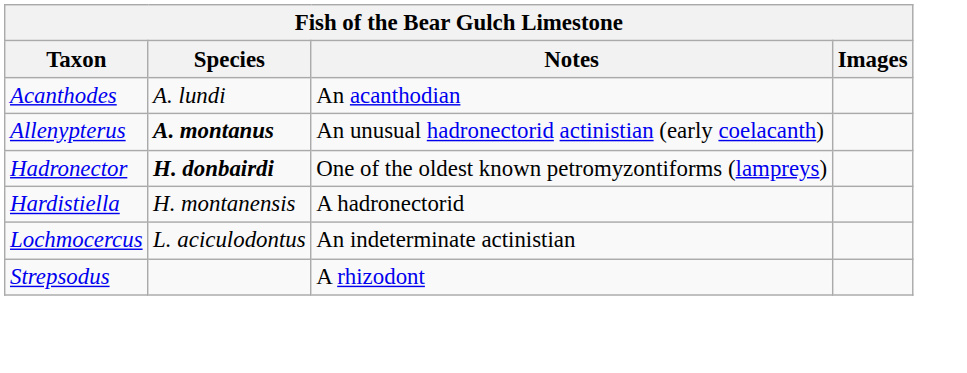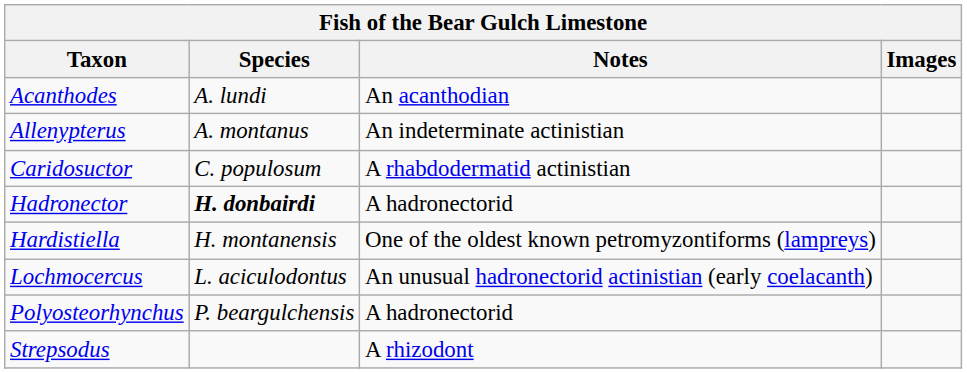(214, 131) bold -> (251, 131) normal
(570, 131) An unusual hadronectorid actinistian (early coelacanth) -> (495, 131) An indeterminate actinistian
+ row: (71, 167)
(572, 167) One of the oldest known petromyzontiforms (lampreys) -> (439, 204) A hadronectorid
(390, 204) A hadronectorid -> (620, 240) One of the oldest known petromyzontiforms (lampreys)
(446, 240) An indeterminate actinistian -> (619, 276) An unusual hadronectorid actinistian (early coelacanth)
+ row: (97, 312)
